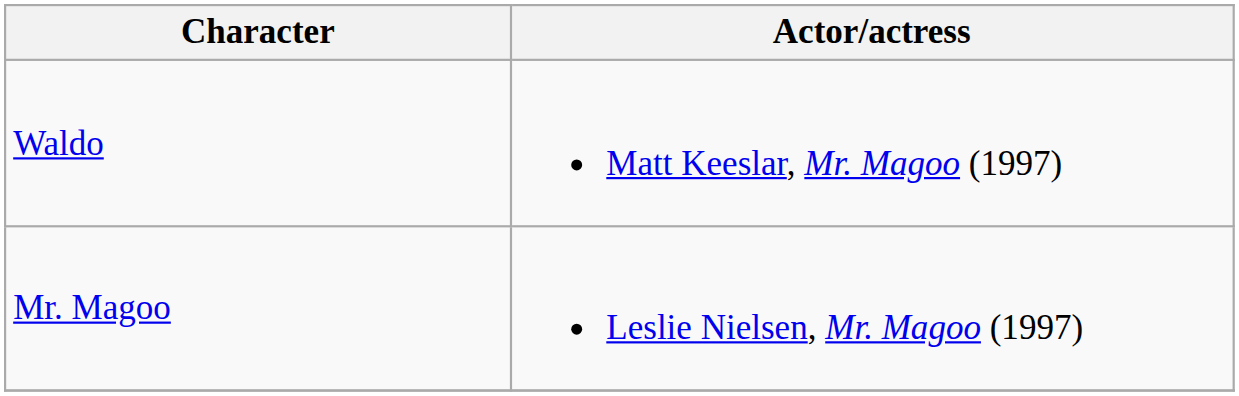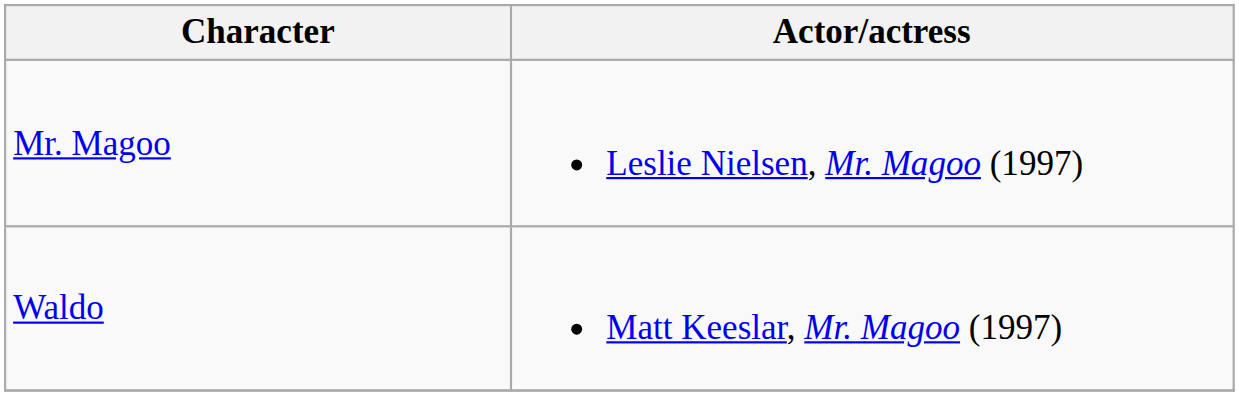rows swapped: (92, 307) <-> (58, 142)
